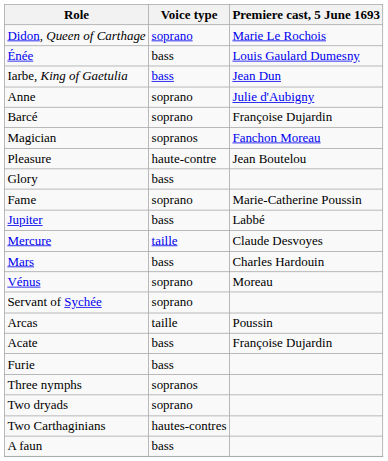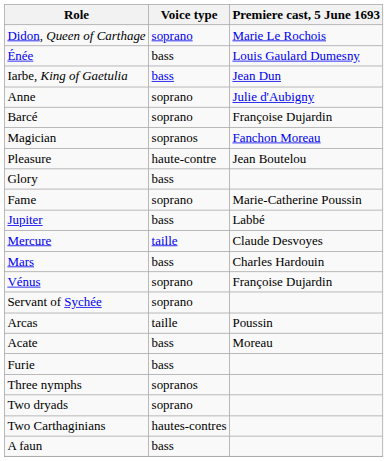(253, 281) Moreau -> (282, 281) Françoise Dujardin
(282, 343) Françoise Dujardin -> (253, 343) Moreau
